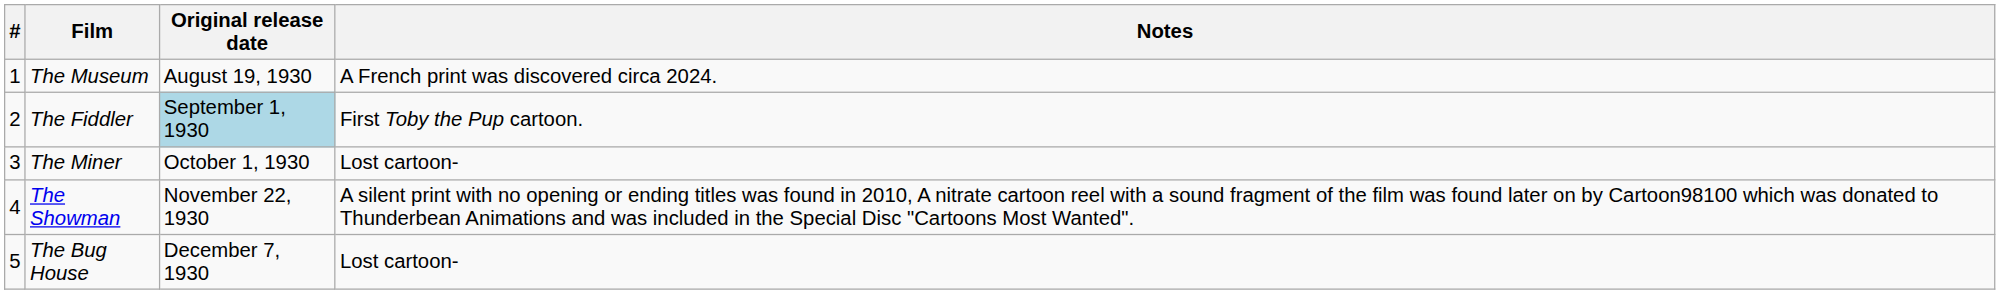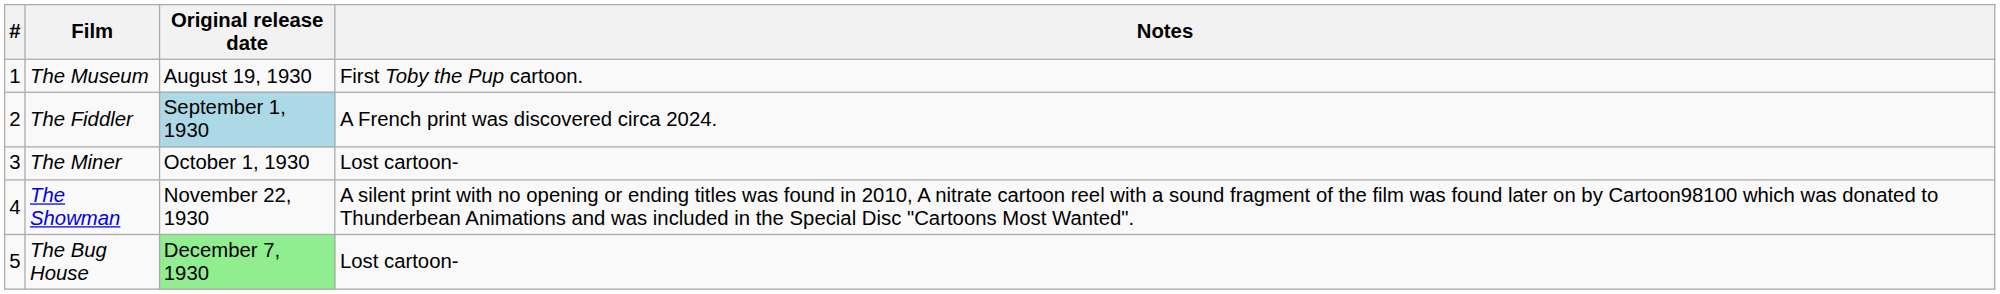(529, 75) A French print was discovered circa 2024. -> (462, 75) First Toby the Pup cartoon.
(462, 119) First Toby the Pup cartoon. -> (529, 119) A French print was discovered circa 2024.
(222, 261) no background -> (222, 261) lightgreen background
